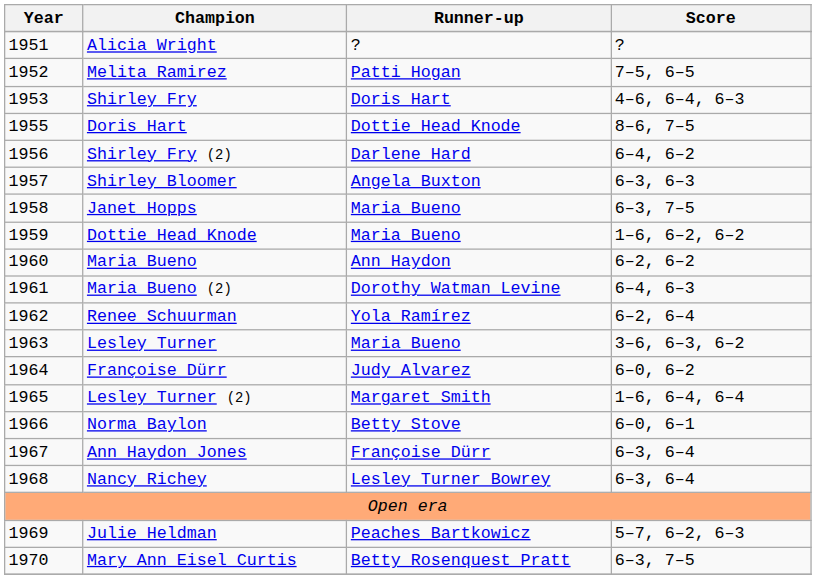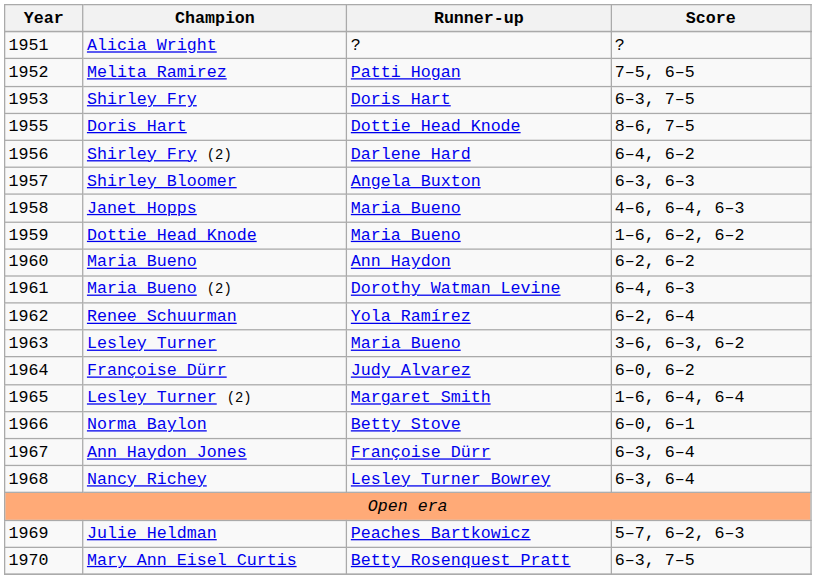(680, 100) 4–6, 6–4, 6–3 -> (655, 100) 6–3, 7–5
(655, 208) 6–3, 7–5 -> (680, 208) 4–6, 6–4, 6–3
